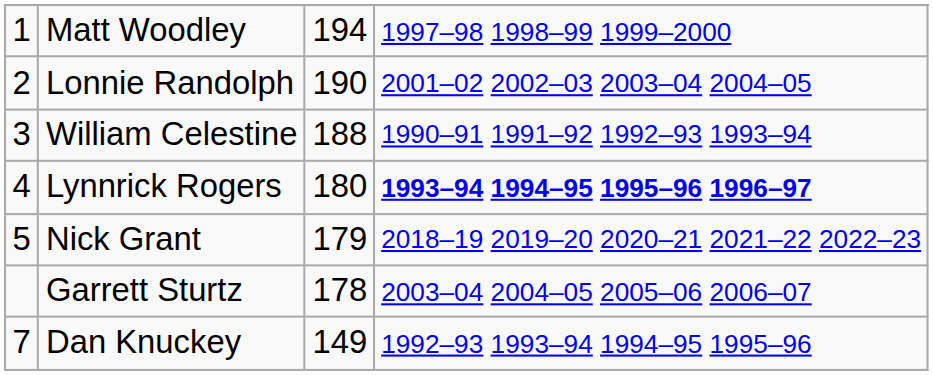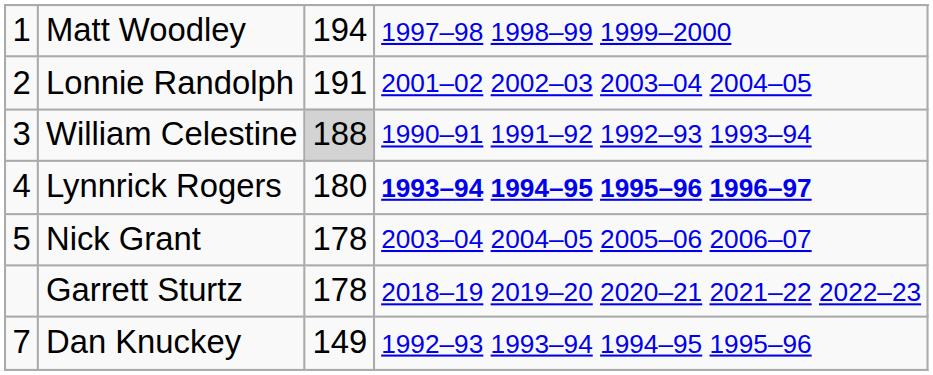(340, 82) 190 -> (340, 82) 191
(340, 134) no background -> (340, 134) lightgrey background
(340, 238) 179 -> (340, 238) 178
(651, 239) 2018–19 2019–20 2020–21 2021–22 2022–23 -> (596, 239) 2003–04 2004–05 2005–06 2006–07
(596, 291) 2003–04 2004–05 2005–06 2006–07 -> (651, 291) 2018–19 2019–20 2020–21 2021–22 2022–23
